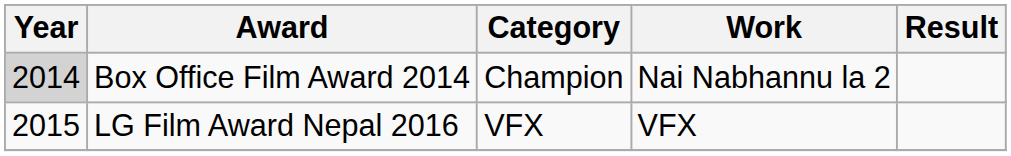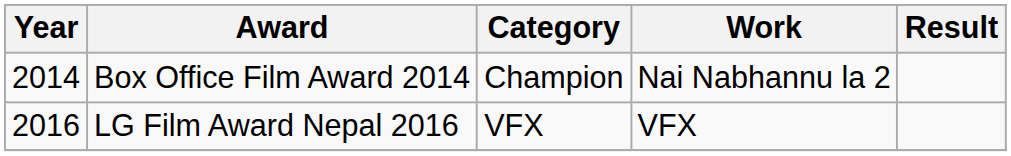(46, 77) lightgrey background -> (46, 77) no background
(46, 125) 2015 -> (46, 125) 2016
